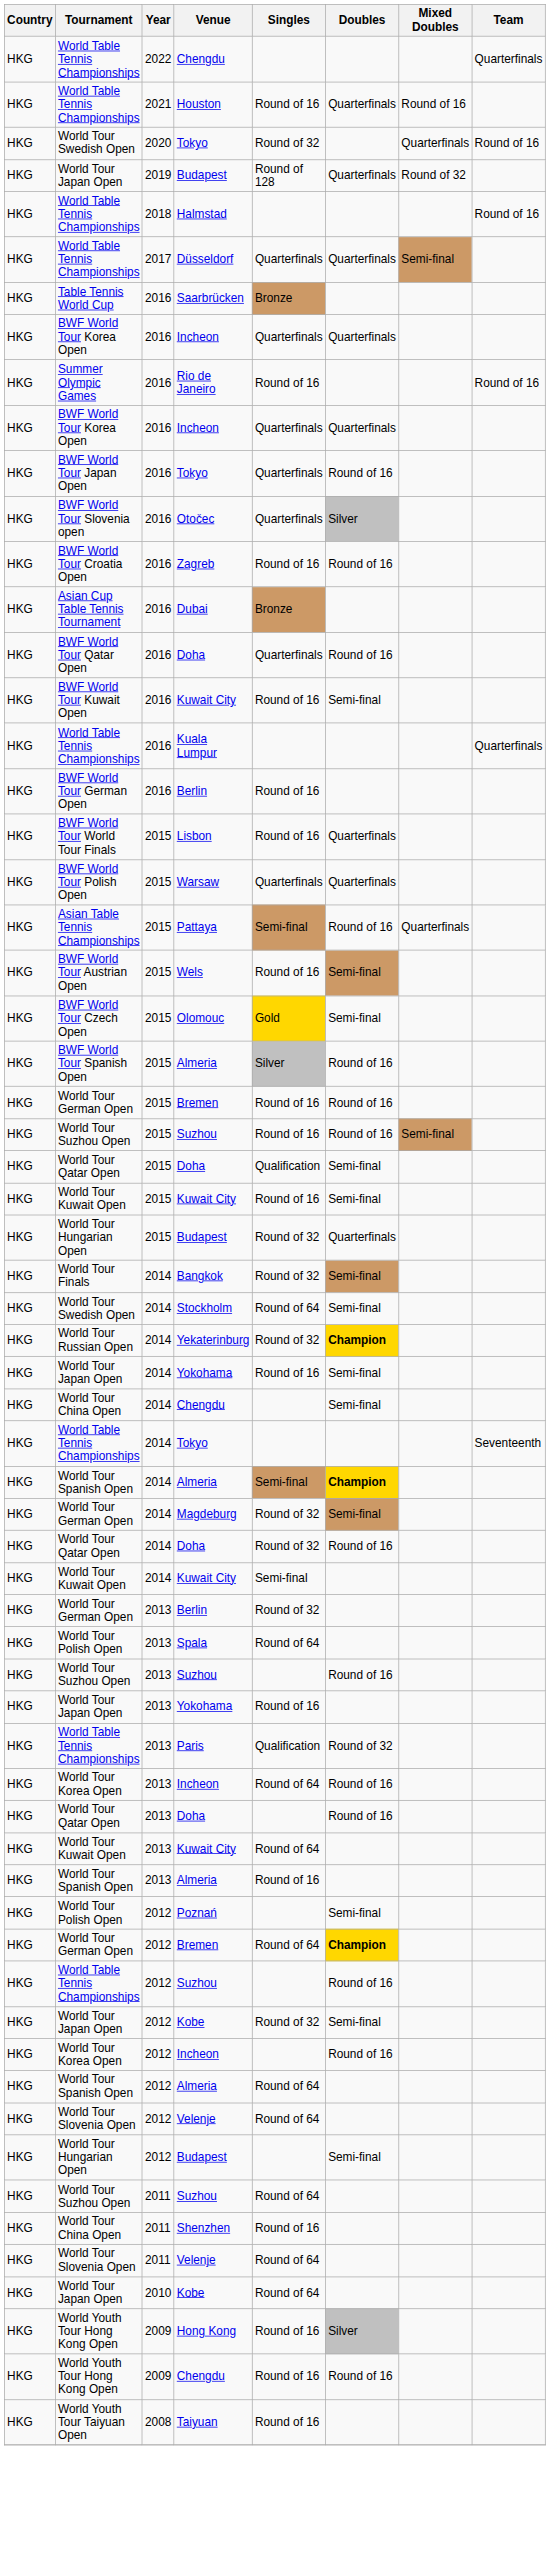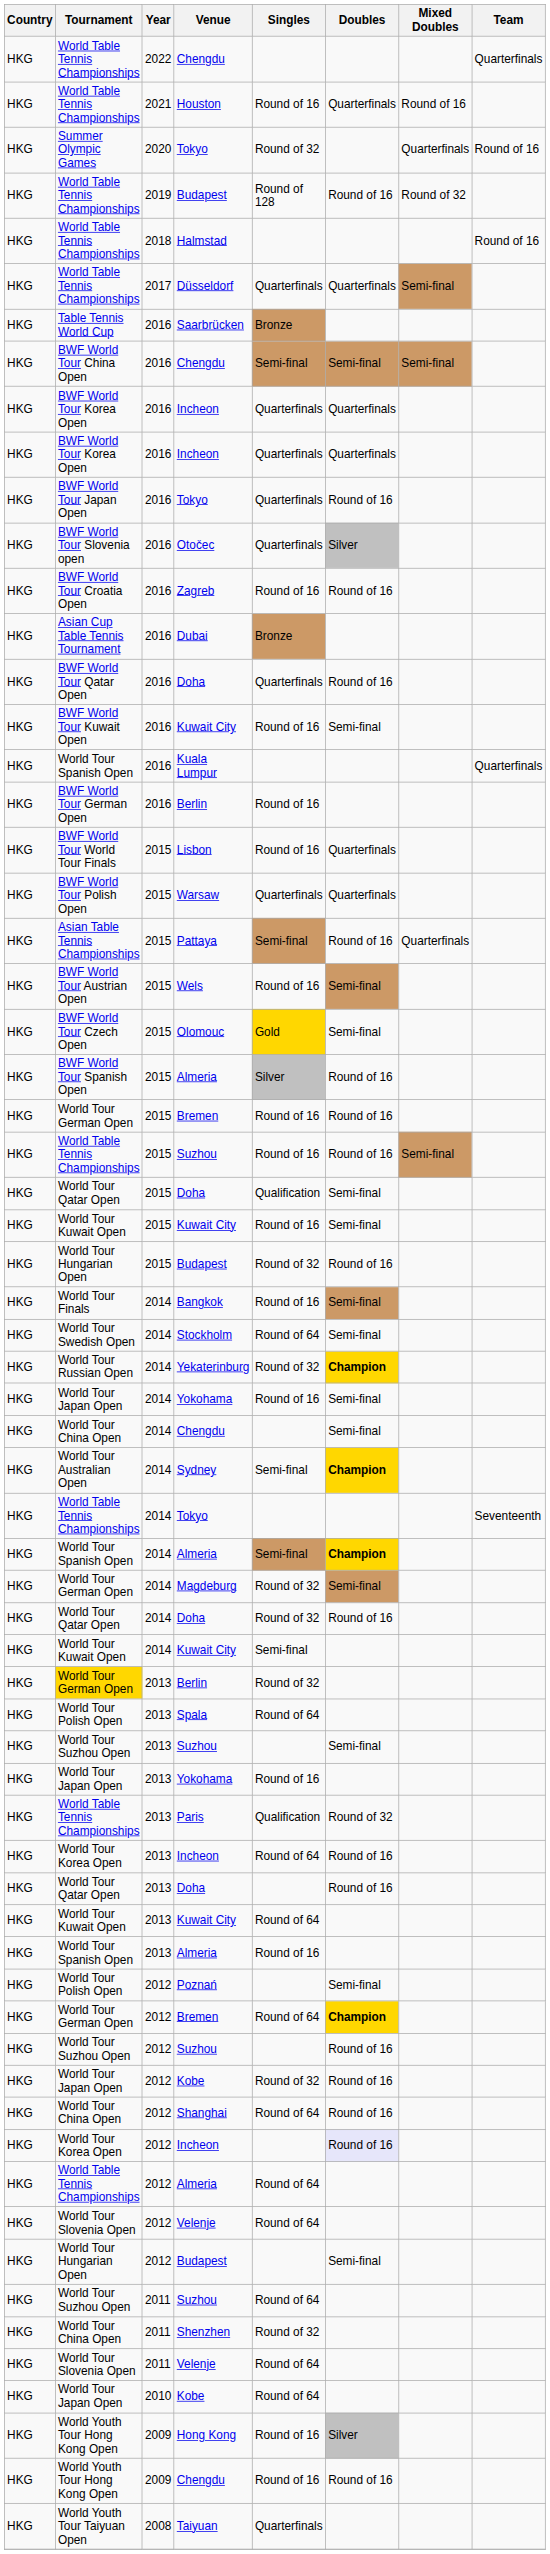(96, 143) World Tour Swedish Open -> (80, 150) Summer Olympic Games
(90, 175) World Tour Japan Open -> (99, 195) World Table Tennis Championships
(362, 175) Quarterfinals -> (360, 195) Round of 16
+ row: (158, 363)
- row: (158, 382)
(99, 746) World Table Tennis Championships -> (95, 766) World Tour Spanish Open
(94, 1134) World Tour Suzhou Open -> (99, 1154) World Table Tennis Championships
(362, 1237) Quarterfinals -> (360, 1264) Round of 16
(287, 1276) Round of 32 -> (287, 1303) Round of 16
+ row: (158, 1470)
(95, 1610) no background -> (95, 1682) gold background
(360, 1675) Round of 16 -> (354, 1747) Semi-final
(99, 1983) World Table Tennis Championships -> (94, 2049) World Tour Suzhou Open
(354, 2022) Semi-final -> (360, 2081) Round of 16
+ row: (158, 2113)
(360, 2054) no background -> (360, 2145) lavender background
(95, 2086) World Tour Spanish Open -> (99, 2184) World Table Tennis Championships
(287, 2228) Round of 16 -> (287, 2332) Round of 32
(287, 2422) Round of 16 -> (289, 2526) Quarterfinals
